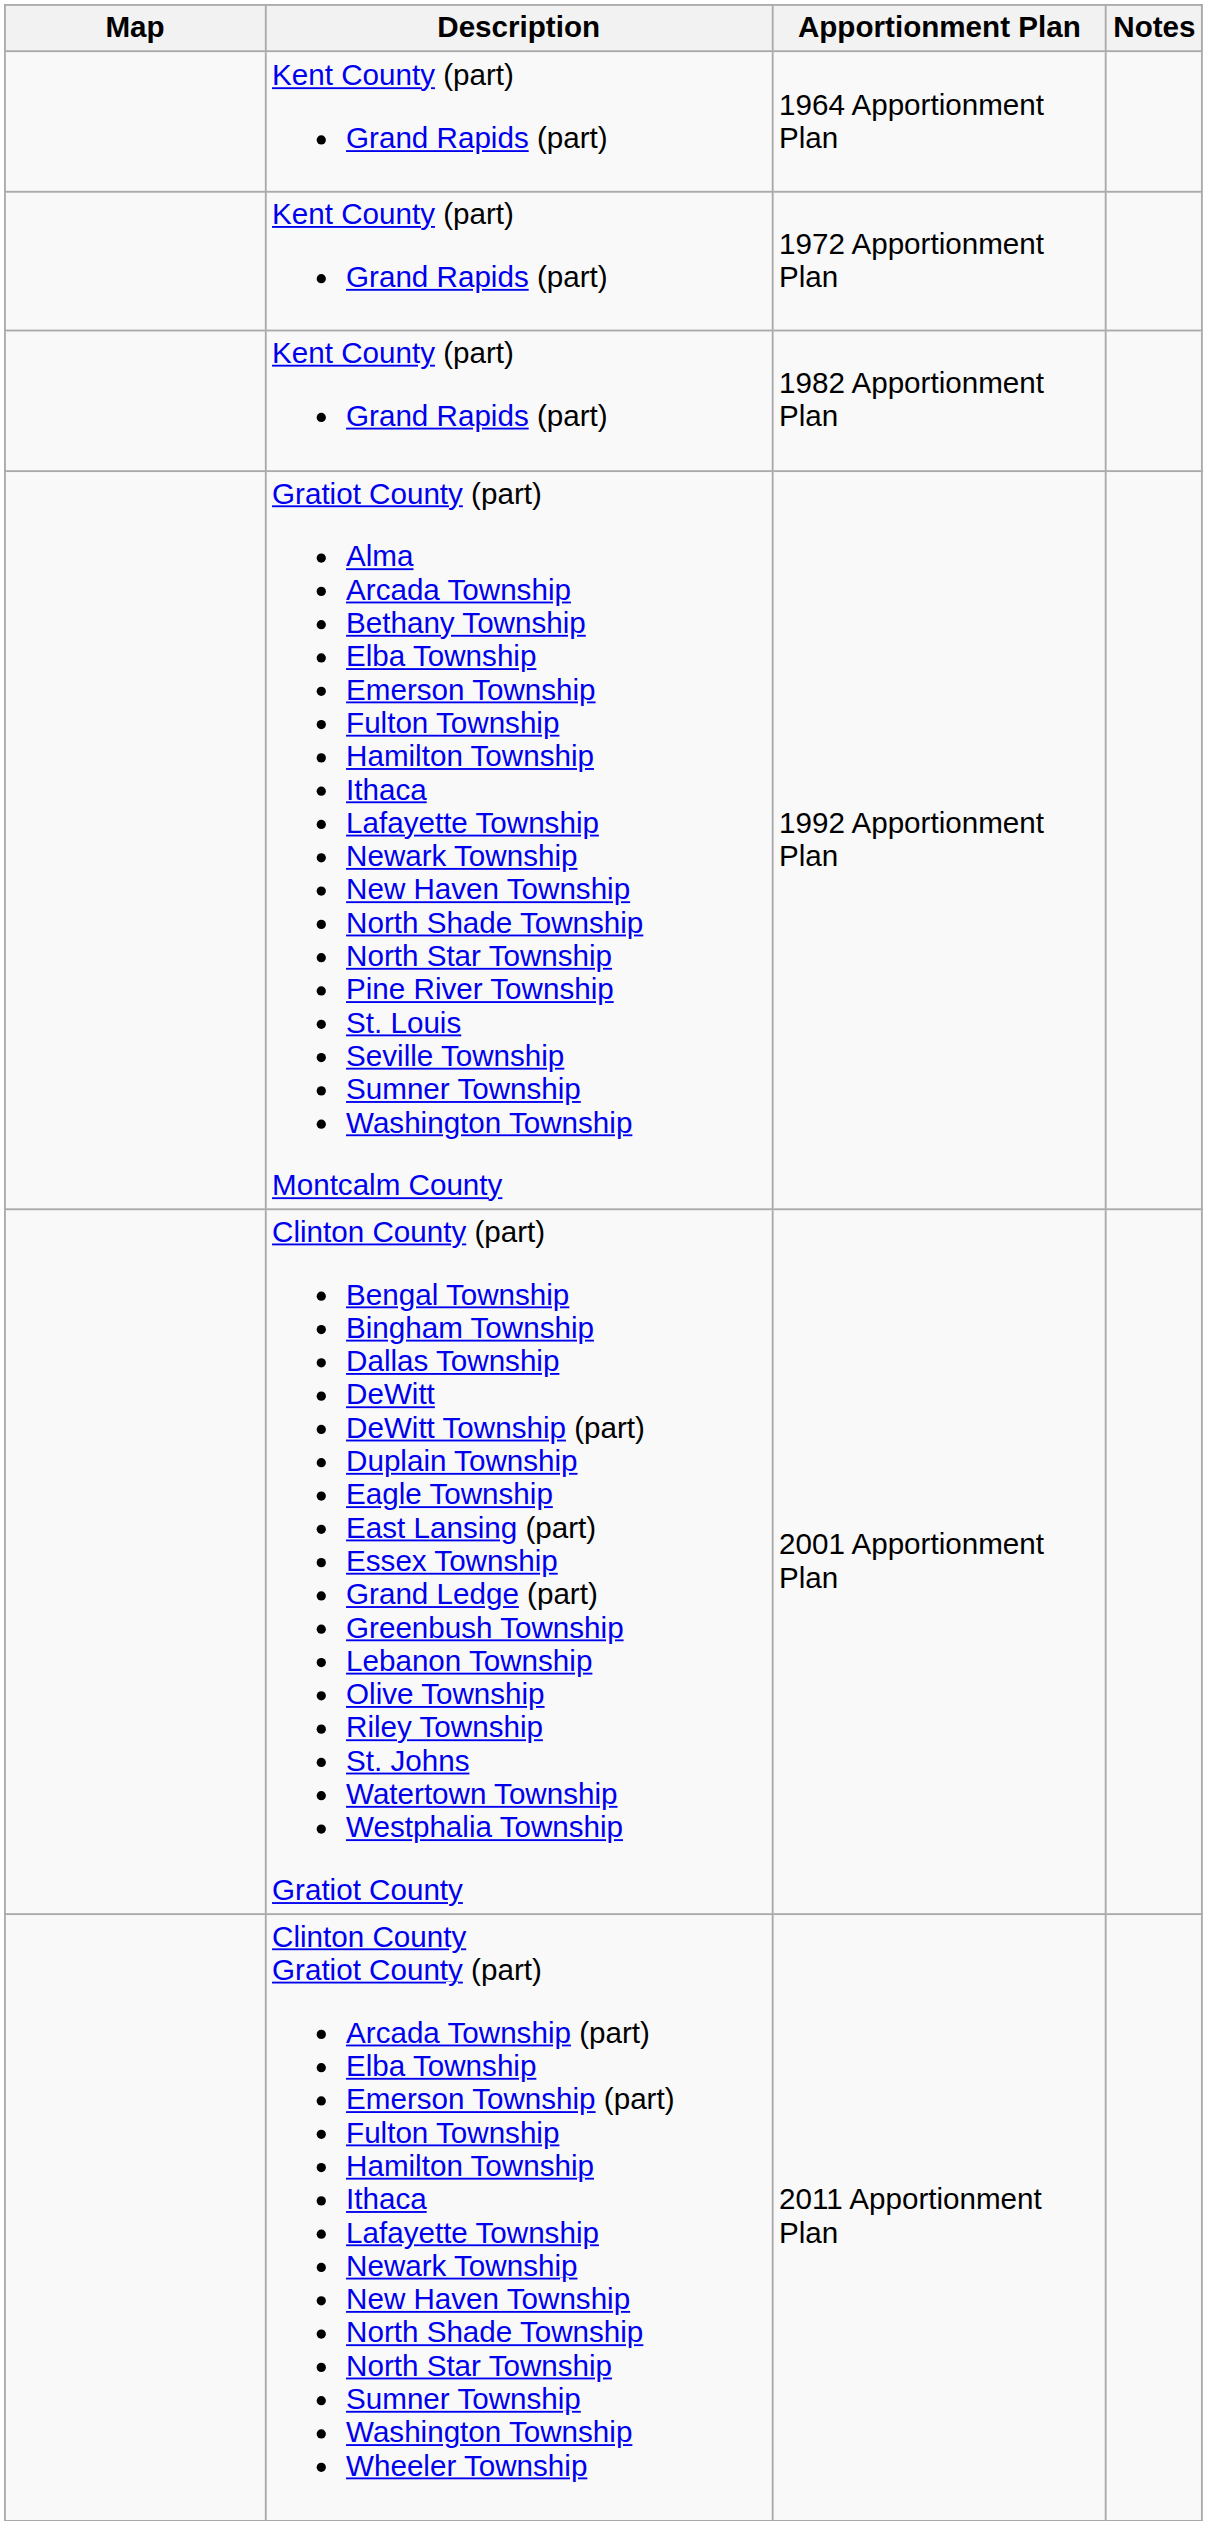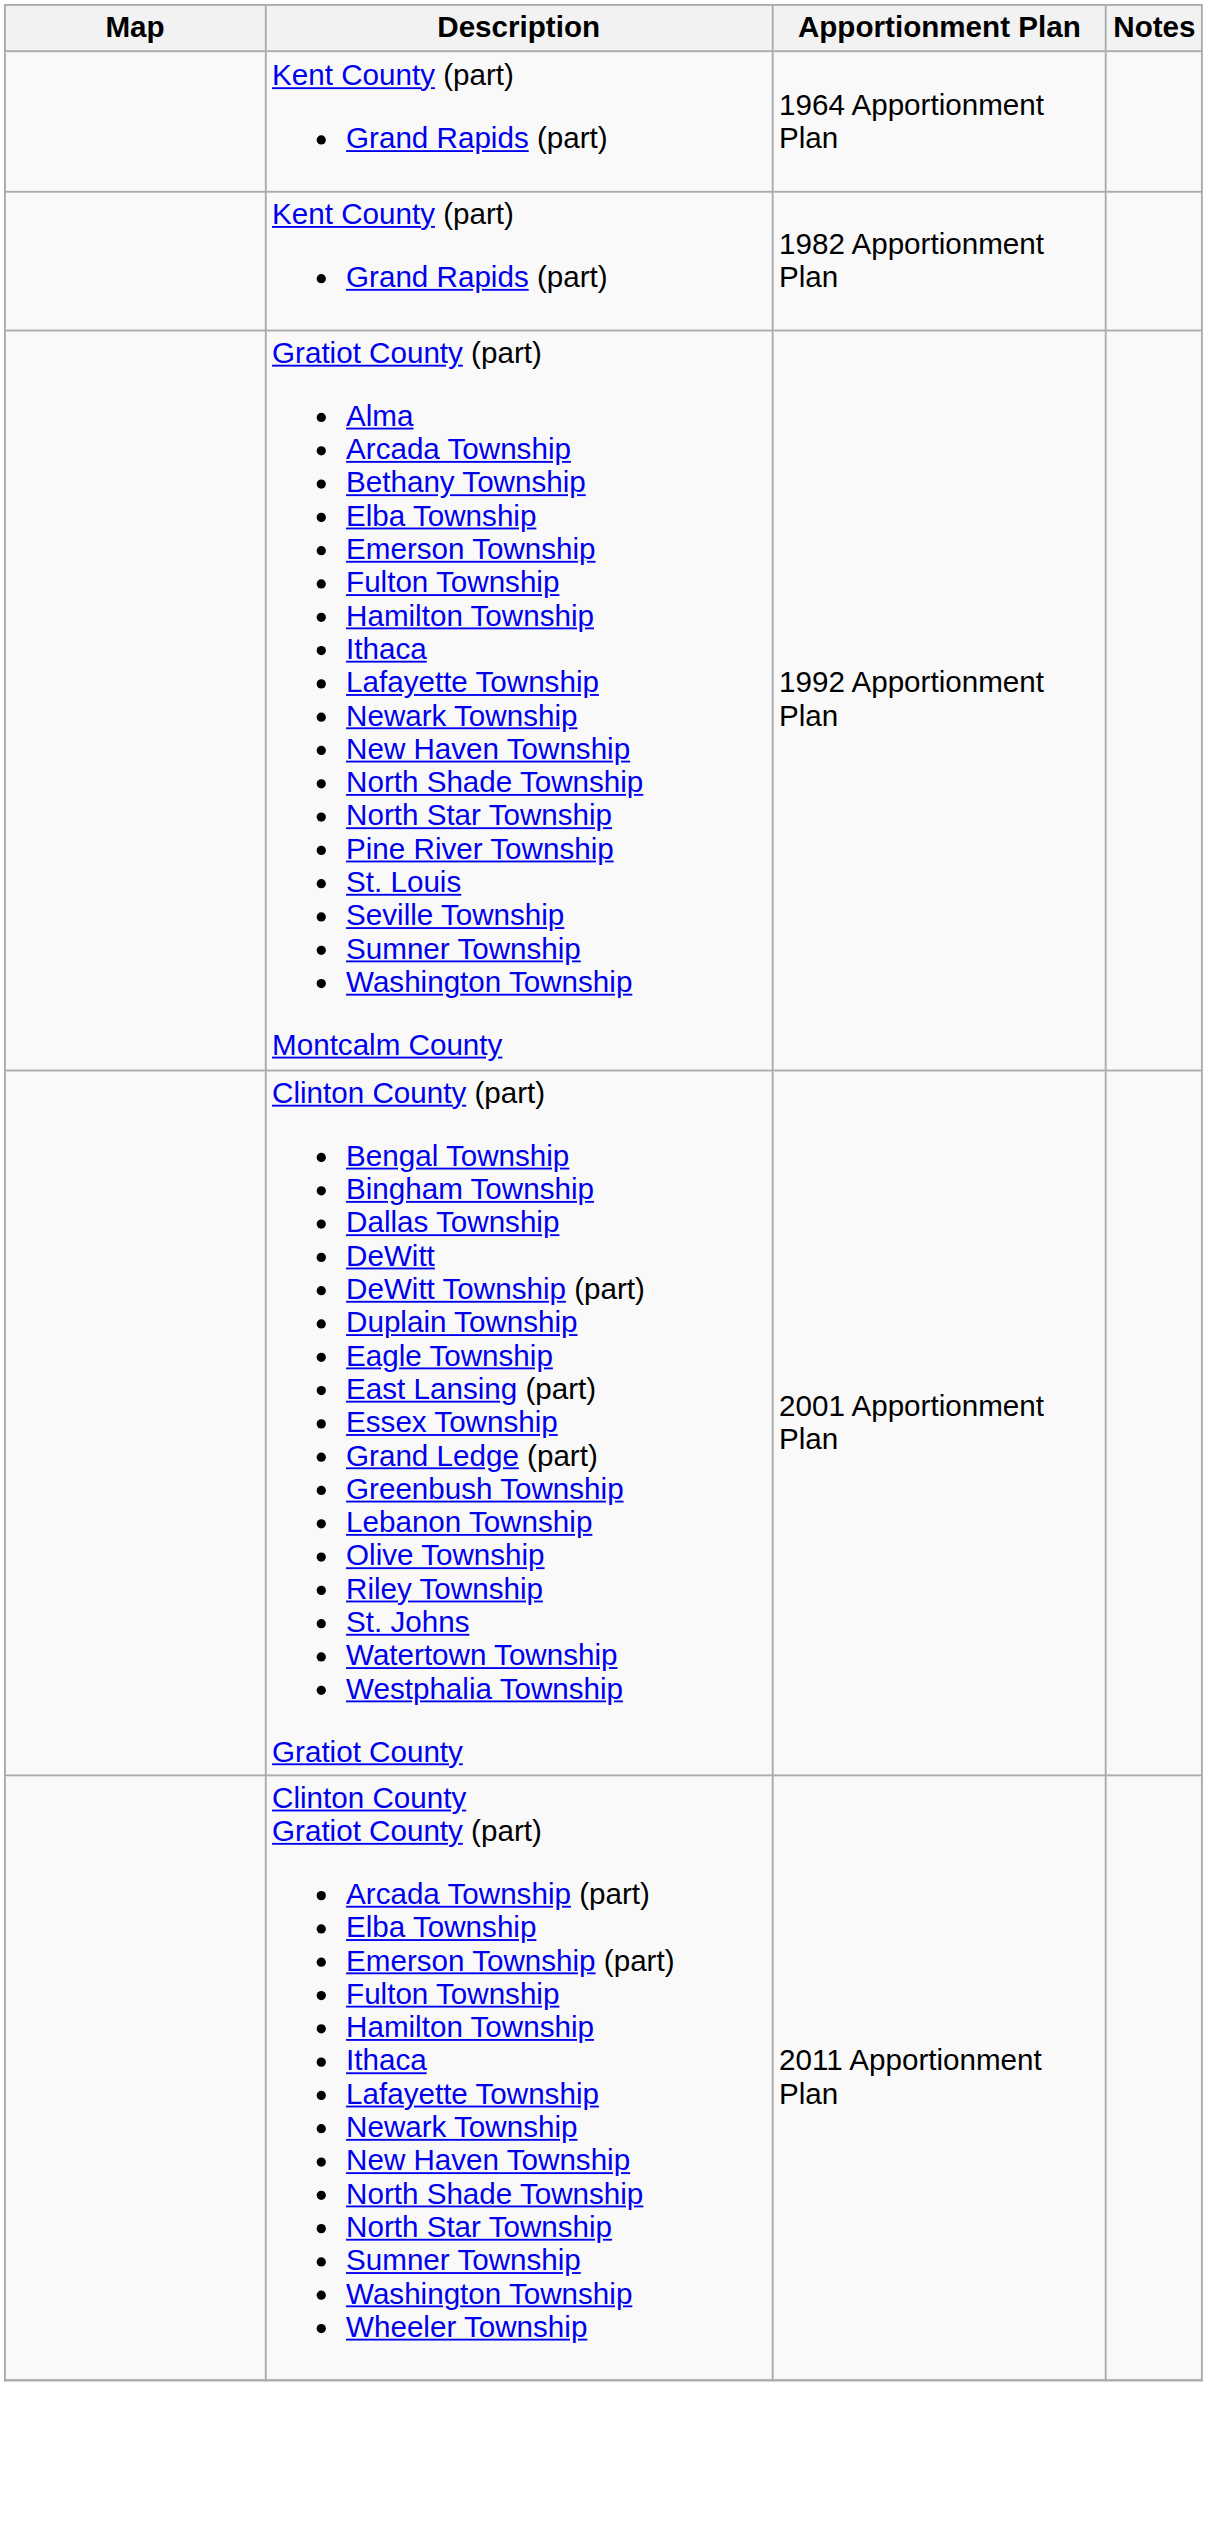- row: (911, 260)
